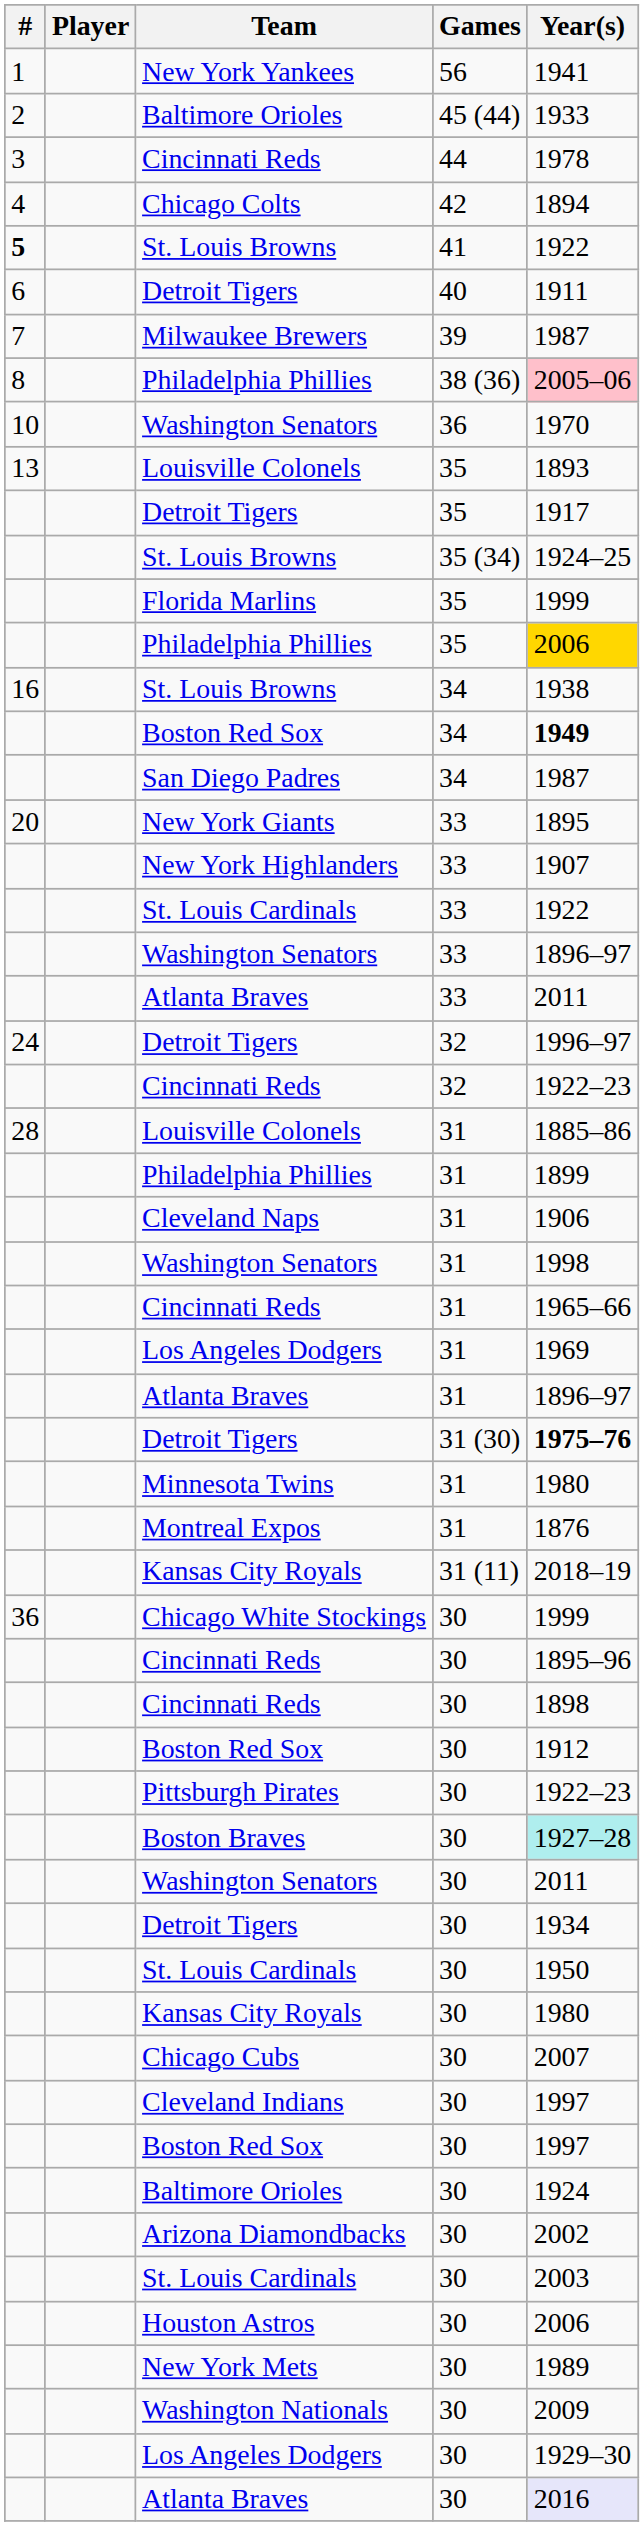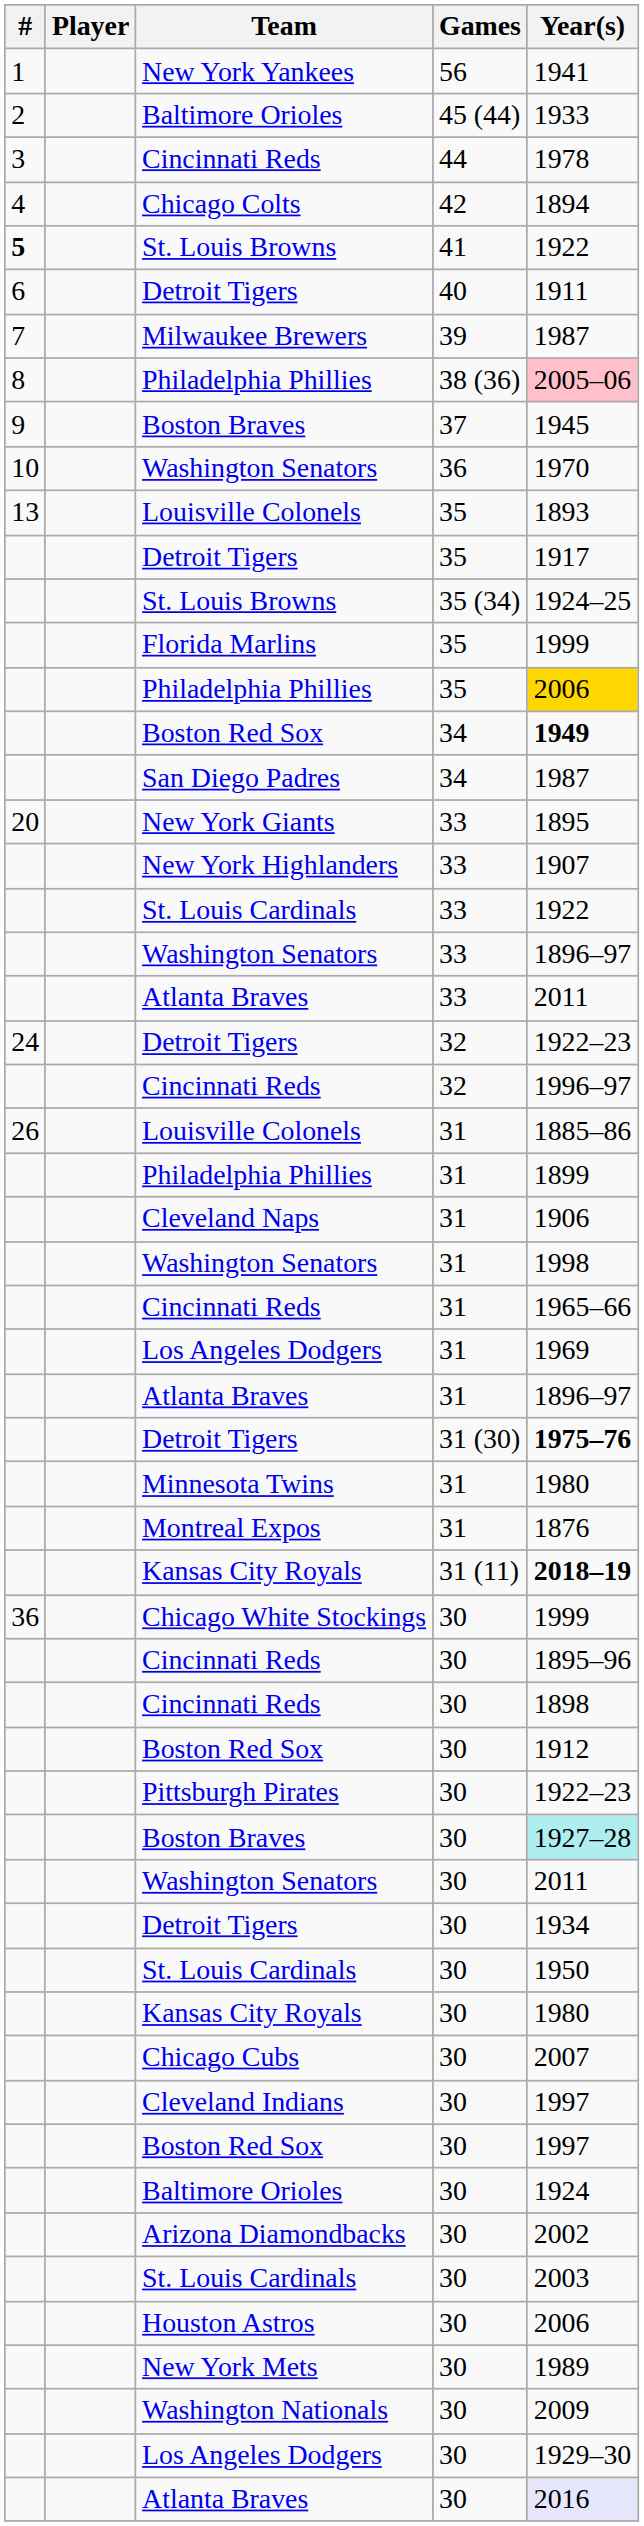+ row: (224, 423)
- row: (239, 688)
(582, 1042) 1996–97 -> (582, 1042) 1922–23
(582, 1086) 1922–23 -> (582, 1086) 1996–97
(25, 1130) 28 -> (25, 1130) 26
(582, 1571) normal -> (582, 1571) bold
